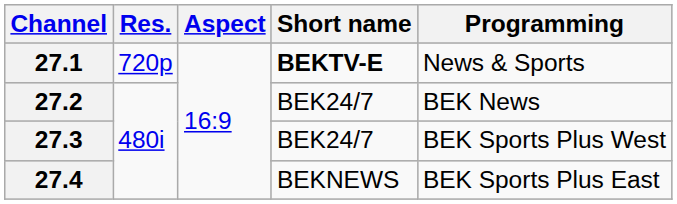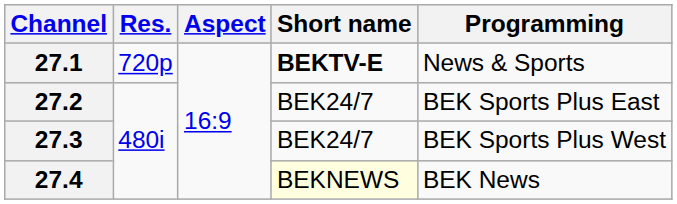(481, 101) BEK News -> (541, 101) BEK Sports Plus East
(338, 179) no background -> (338, 179) lightyellow background
(541, 179) BEK Sports Plus East -> (481, 179) BEK News
